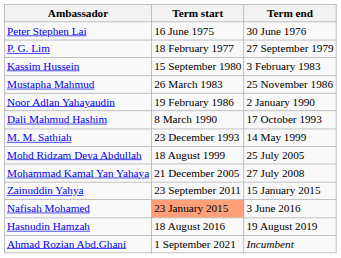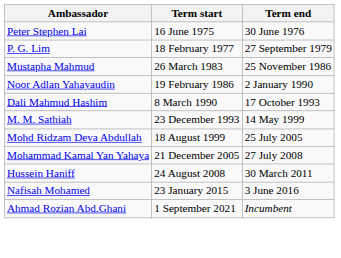- row: (43, 66)
+ row: (41, 173)
- row: (45, 191)
(191, 208) lightsalmon background -> (191, 191) no background
- row: (48, 226)
